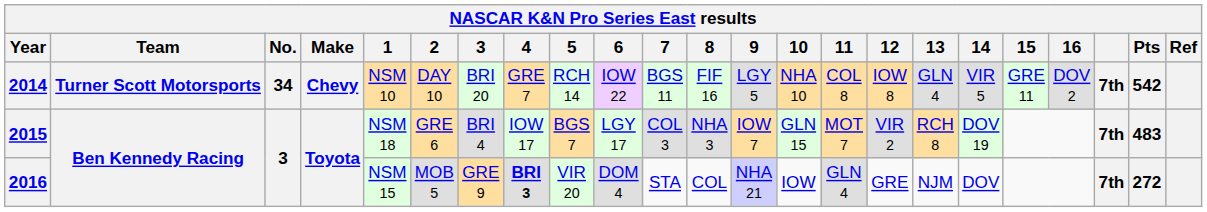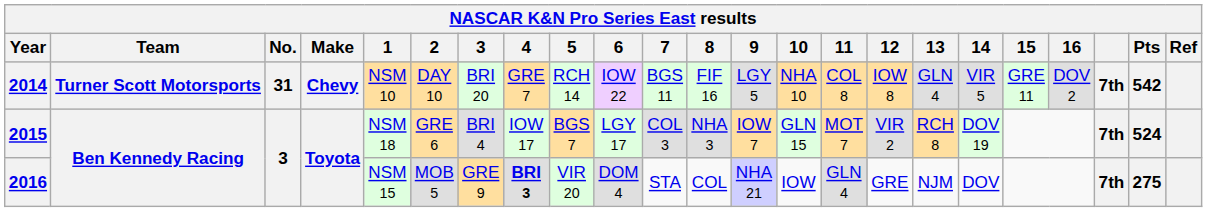(283, 85) 34 -> (283, 85) 31
(1147, 134) 483 -> (1147, 134) 524
(1147, 182) 272 -> (1147, 182) 275
